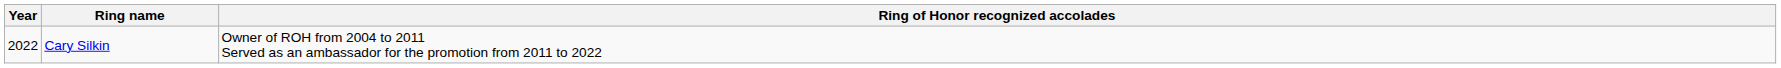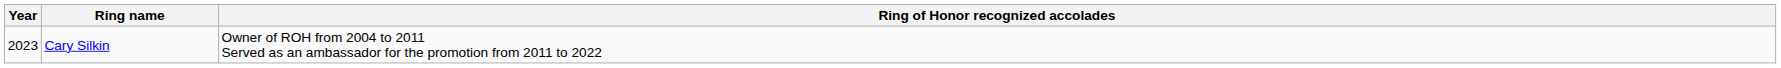(23, 45) 2022 -> (23, 45) 2023
